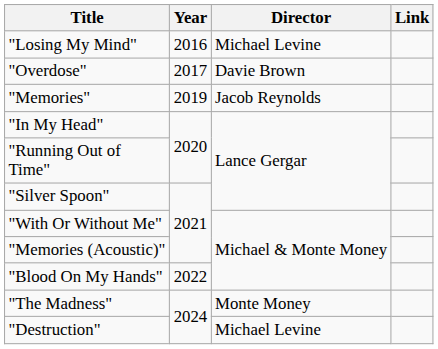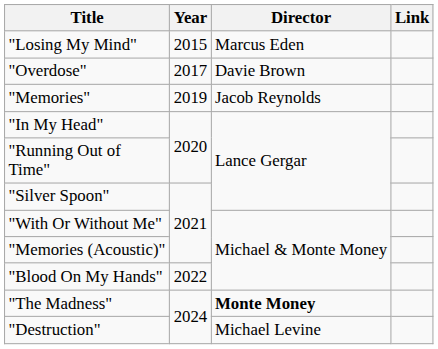(190, 44) 2016 -> (190, 44) 2015
(268, 44) Michael Levine -> (260, 44) Marcus Eden
(263, 303) normal -> (265, 303) bold
